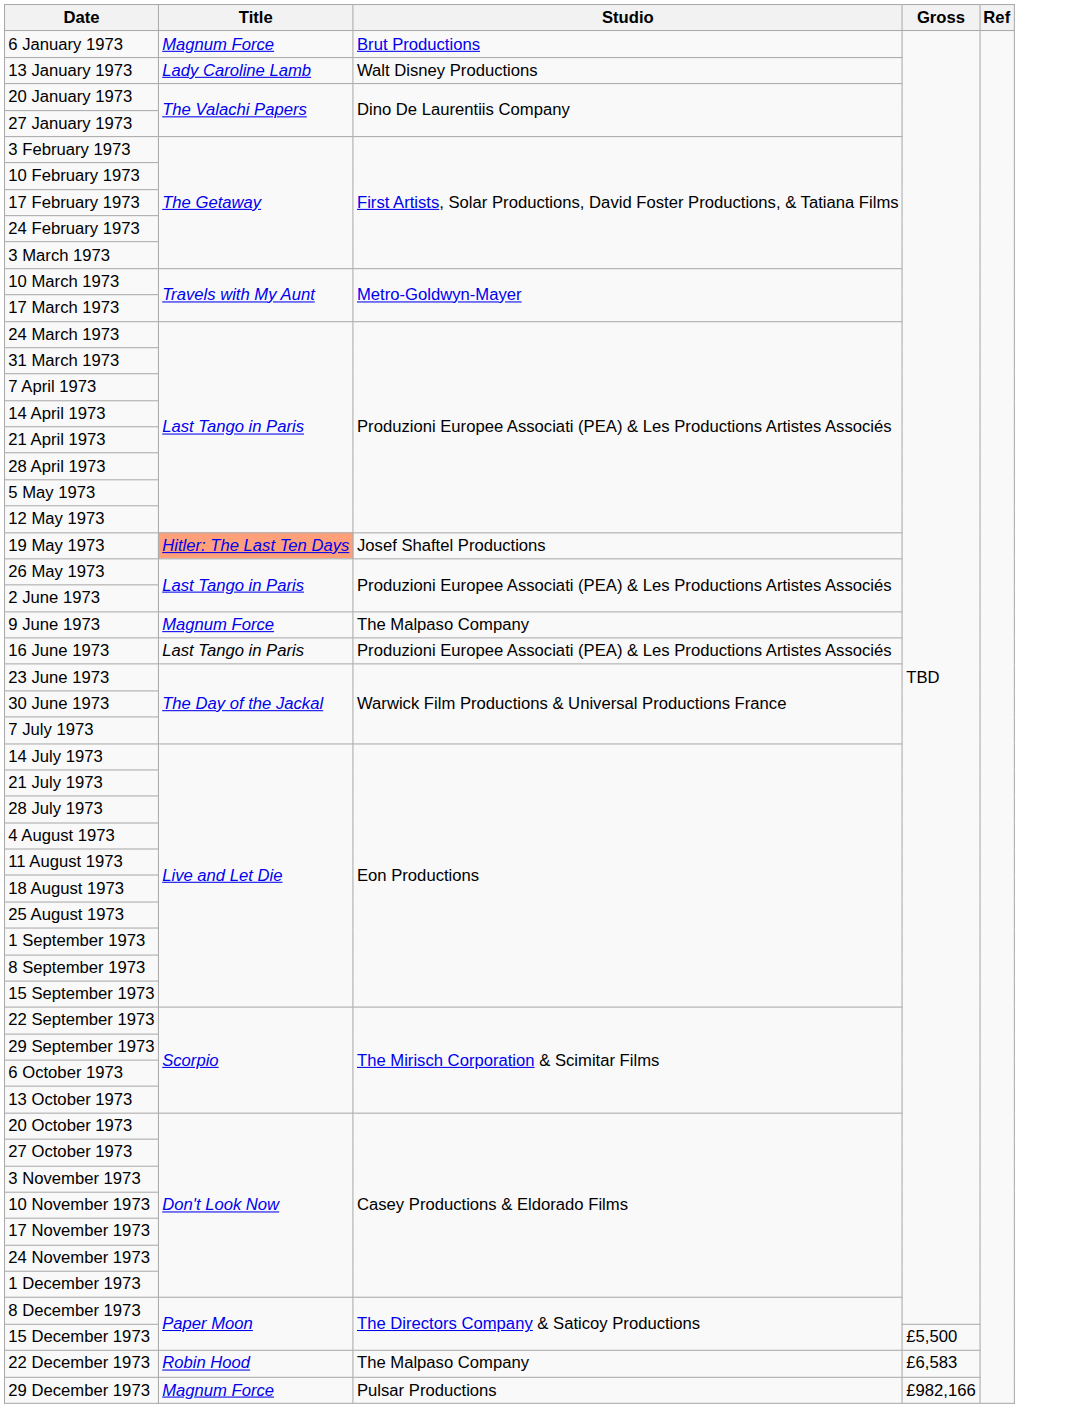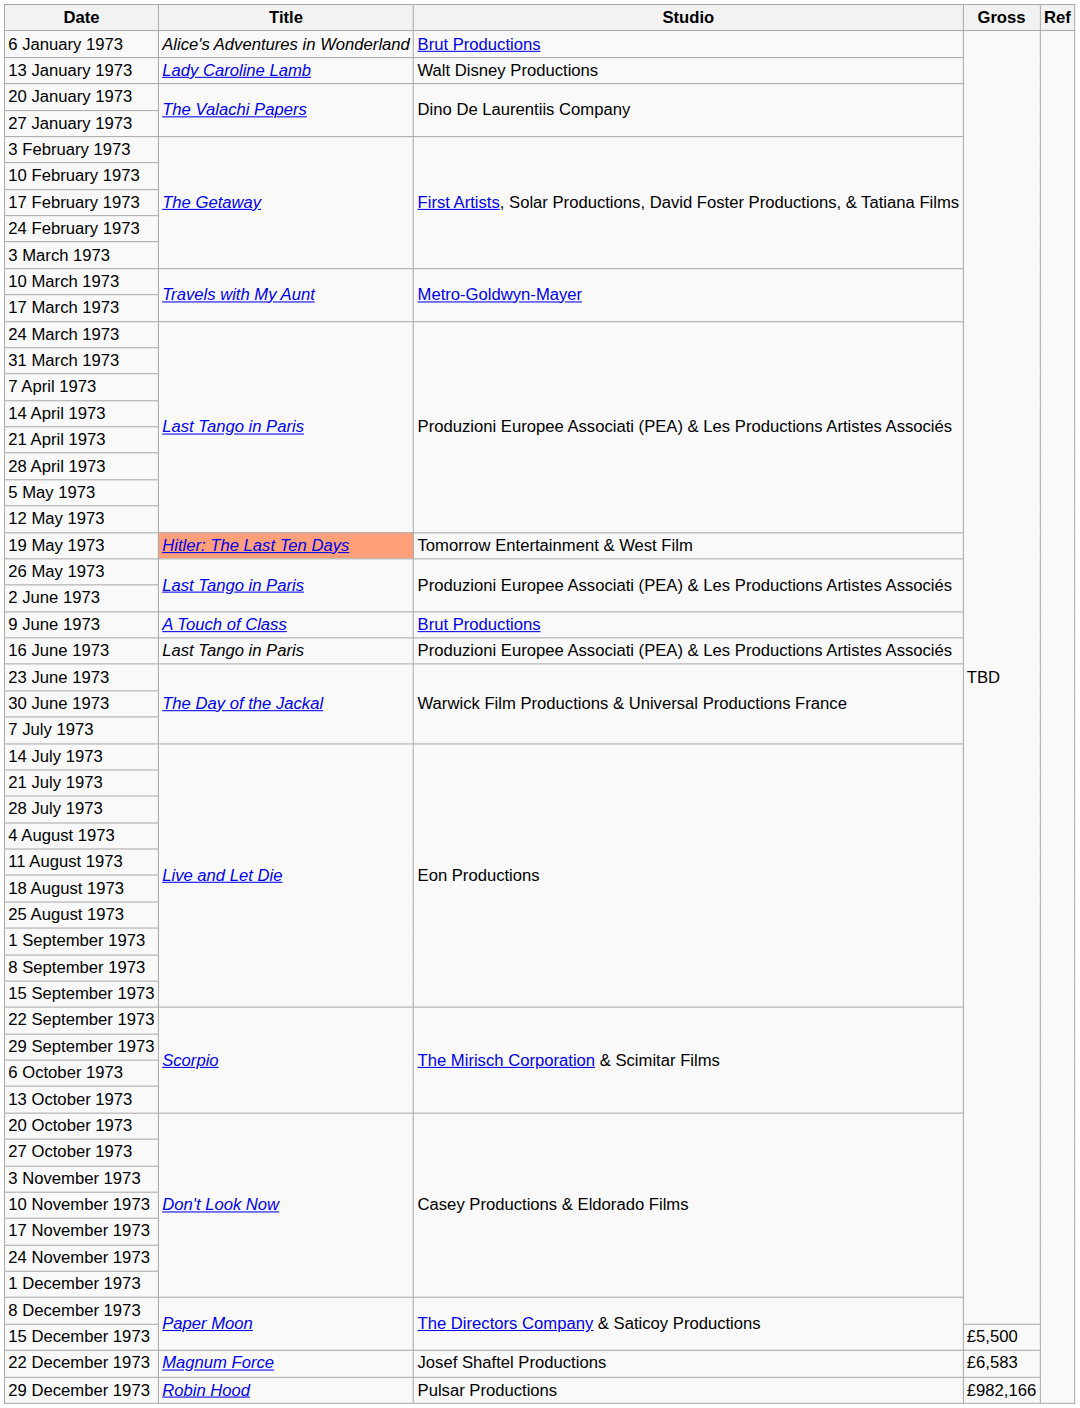(218, 44) Magnum Force -> (286, 44) Alice's Adventures in Wonderland
(451, 545) Josef Shaftel Productions -> (555, 545) Tomorrow Entertainment & West Film
(218, 624) Magnum Force -> (224, 624) A Touch of Class
(443, 624) The Malpaso Company -> (479, 624) Brut Productions
(206, 1363) Robin Hood -> (218, 1363) Magnum Force
(443, 1363) The Malpaso Company -> (512, 1363) Josef Shaftel Productions
(218, 1389) Magnum Force -> (206, 1389) Robin Hood
